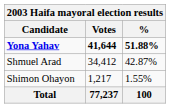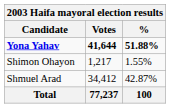rows swapped: (34, 62) <-> (41, 78)
